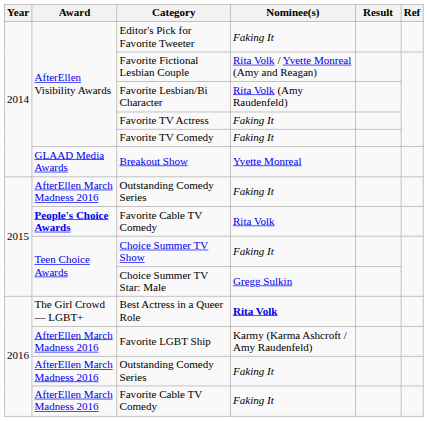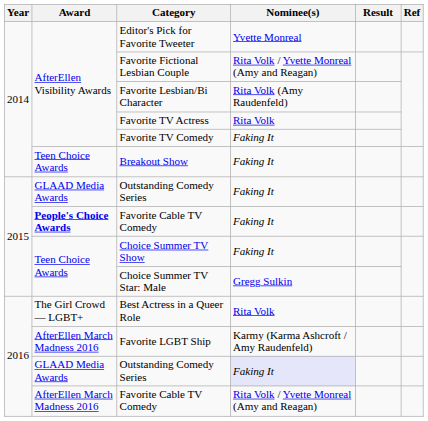(253, 36) Faking It -> (267, 36) Yvette Monreal
(253, 120) Faking It -> (254, 120) Rita Volk
(69, 161) GLAAD Media Awards -> (62, 161) Teen Choice Awards
(267, 161) Yvette Monreal -> (253, 161) Faking It
(74, 191) AfterEllen March Madness 2016 -> (69, 191) GLAAD Media Awards
(254, 221) Rita Volk -> (253, 221) Faking It
(255, 311) bold -> (254, 311) normal
(74, 371) AfterEllen March Madness 2016 -> (69, 371) GLAAD Media Awards
(253, 371) no background -> (253, 371) lavender background
(253, 401) Faking It -> (292, 401) Rita Volk / Yvette Monreal (Amy and Reagan)
